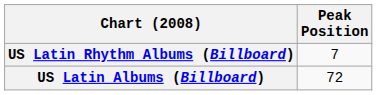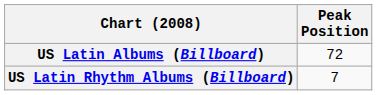rows swapped: (151, 78) <-> (151, 55)
